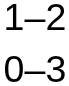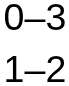rows swapped: (35, 69) <-> (35, 17)
